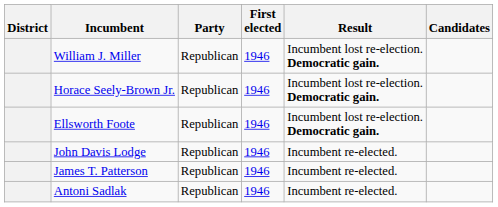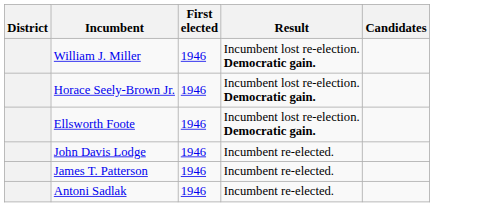- column: (210, 28)
